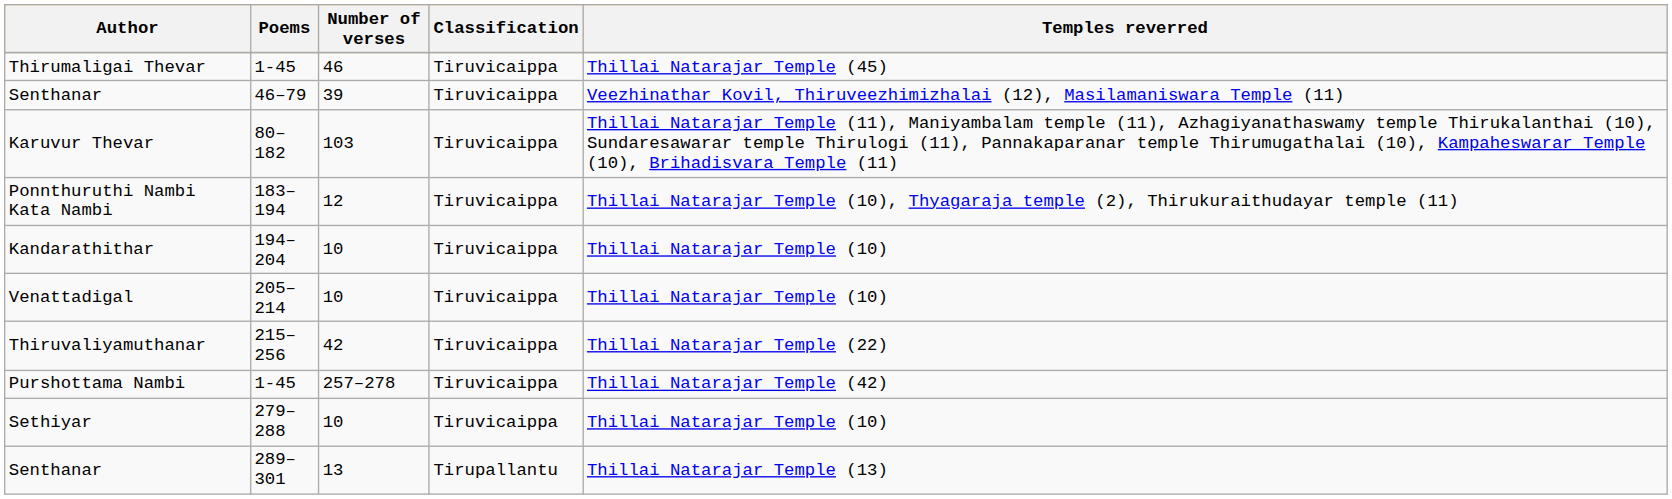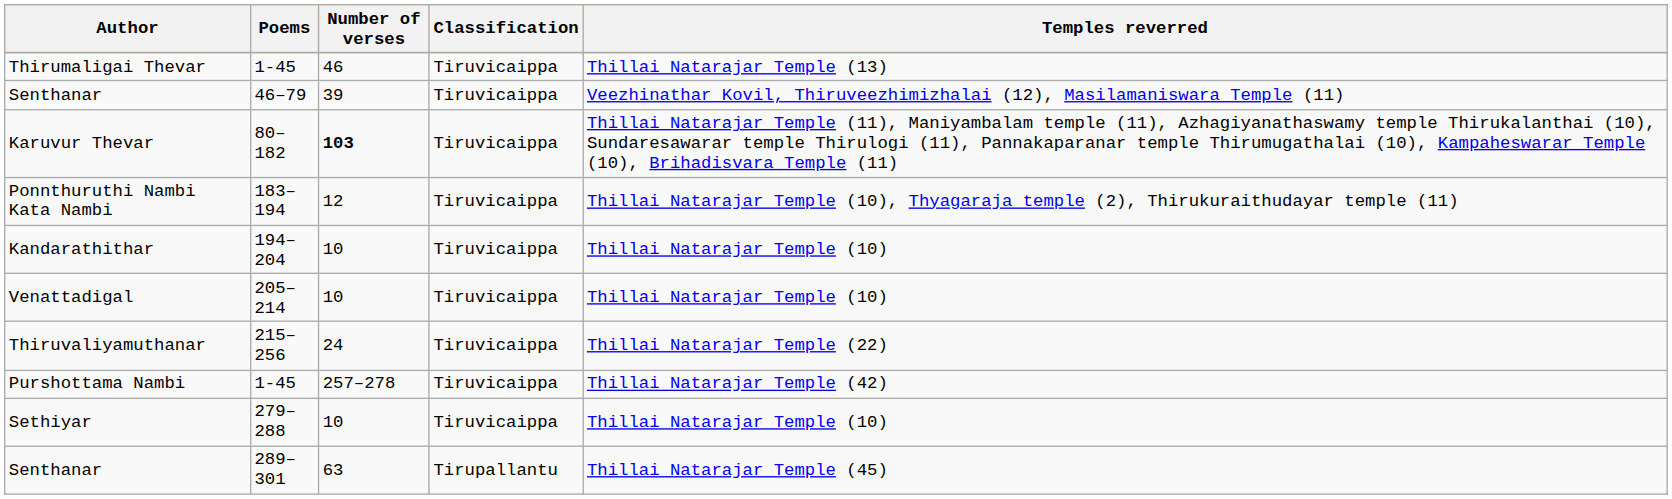(737, 67) Thillai Natarajar Temple (45) -> (737, 67) Thillai Natarajar Temple (13)
(338, 143) normal -> (338, 143) bold
(333, 346) 42 -> (333, 346) 24
(333, 470) 13 -> (333, 470) 63
(737, 470) Thillai Natarajar Temple (13) -> (737, 470) Thillai Natarajar Temple (45)
